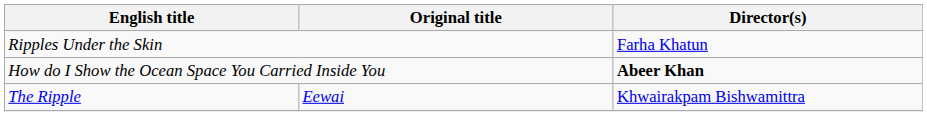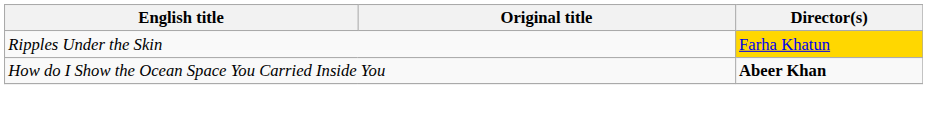(662, 44) no background -> (785, 44) gold background
- row: (45, 96)
